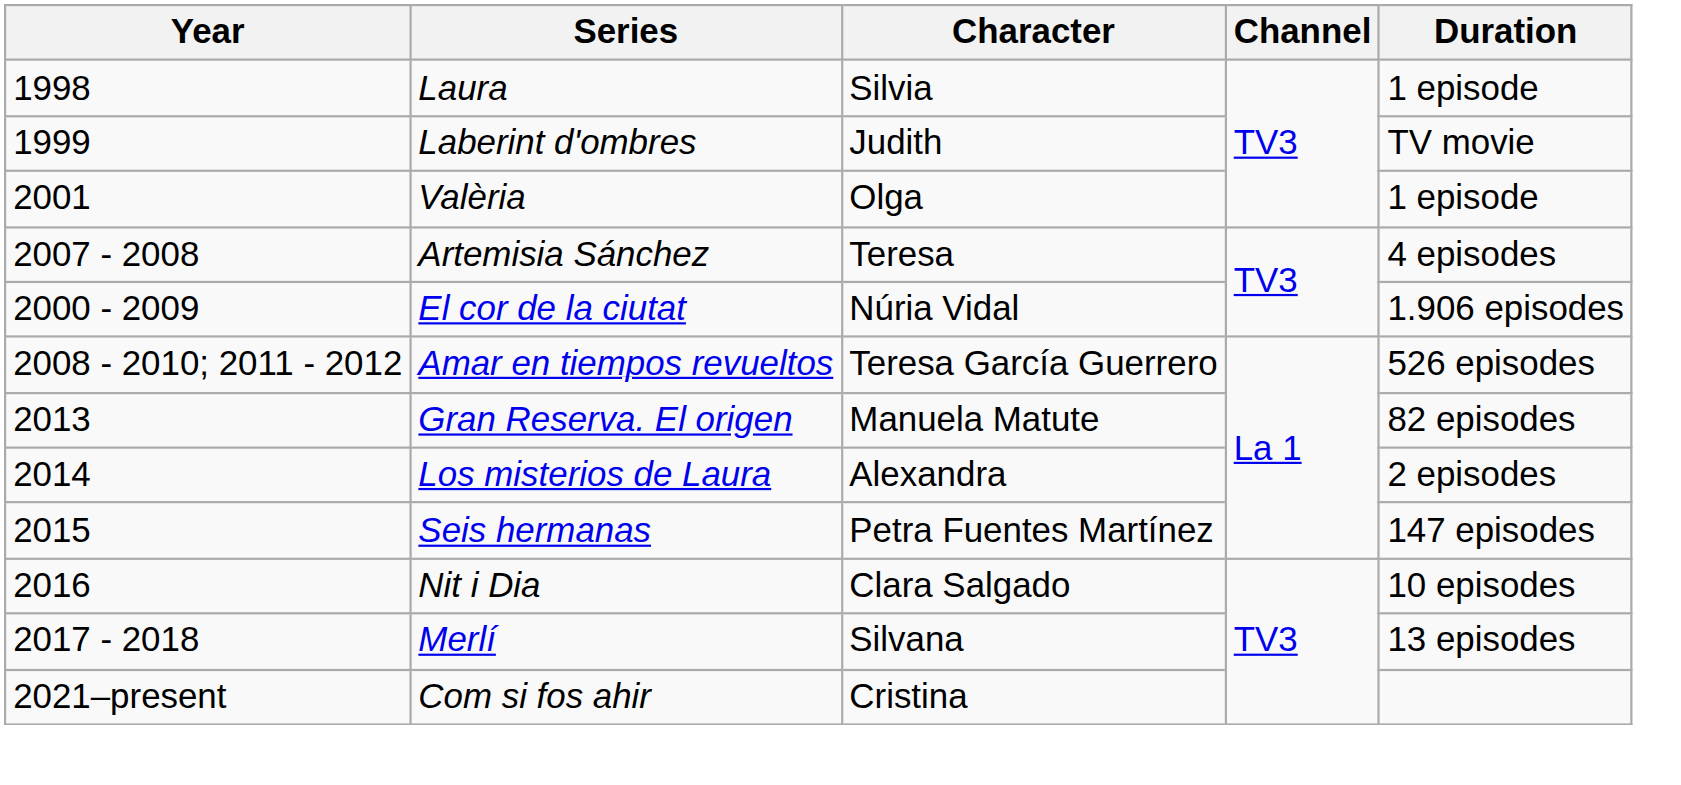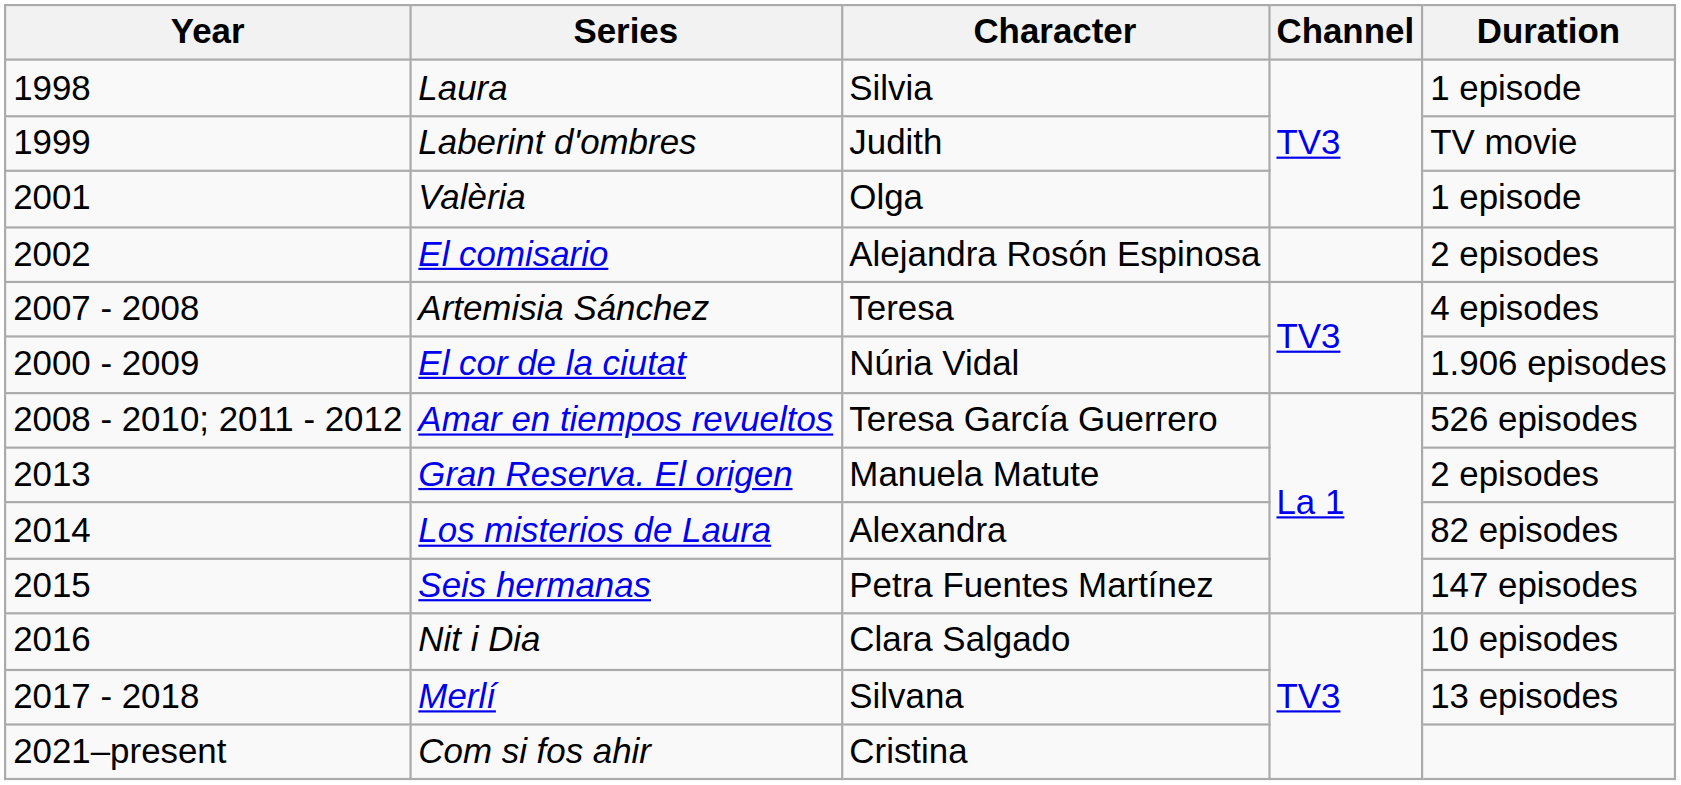+ row: (513, 253)
(1481, 419) 82 episodes -> (1515, 474) 2 episodes
(1472, 474) 2 episodes -> (1524, 530) 82 episodes
